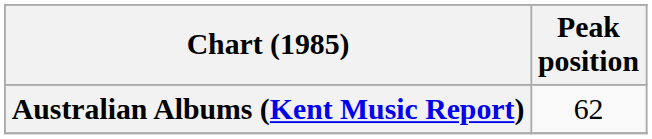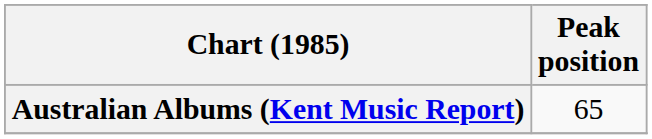(589, 108) 62 -> (589, 108) 65
